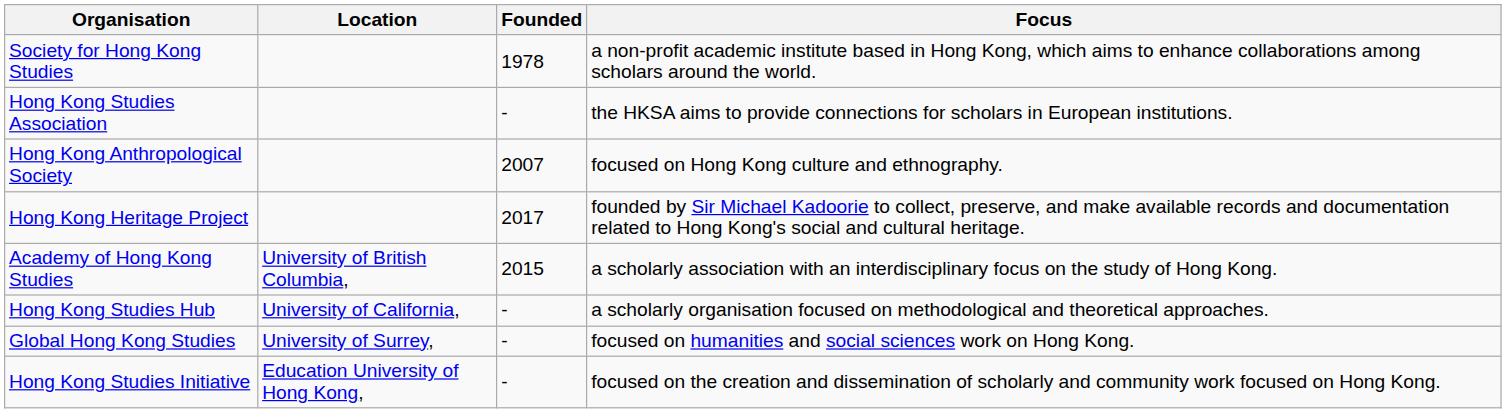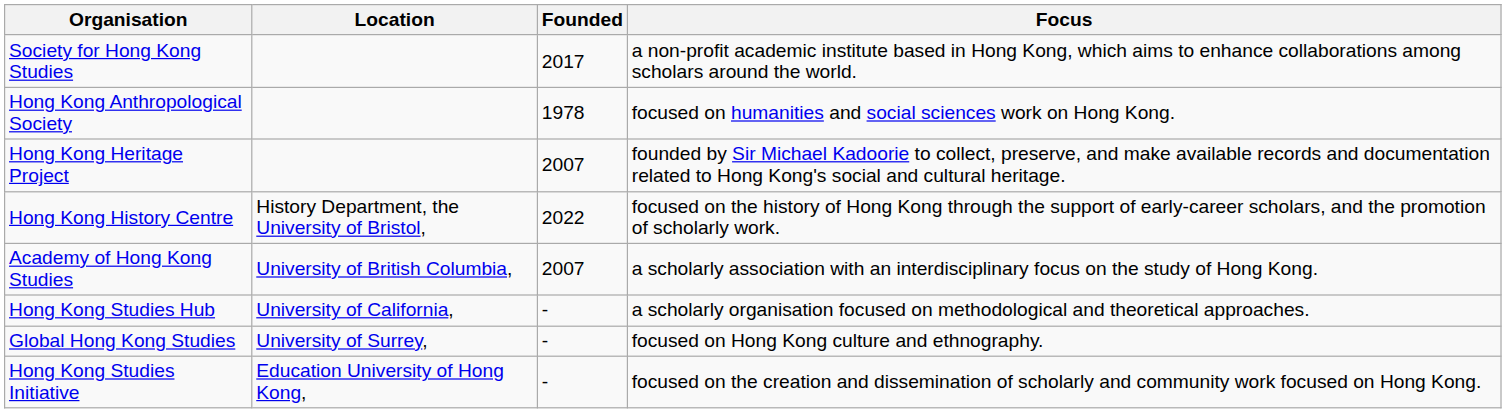(523, 60) 1978 -> (563, 60) 2017
- row: (92, 113)
(523, 165) 2007 -> (563, 113) 1978
(797, 165) focused on Hong Kong culture and ethnography. -> (903, 113) focused on humanities and social sciences work on Hong Kong.
(523, 217) 2017 -> (563, 165) 2007
+ row: (121, 217)
(523, 269) 2015 -> (563, 269) 2007
(863, 340) focused on humanities and social sciences work on Hong Kong. -> (838, 340) focused on Hong Kong culture and ethnography.
